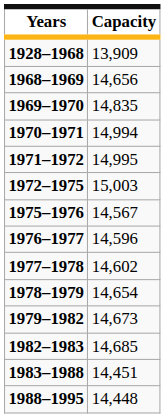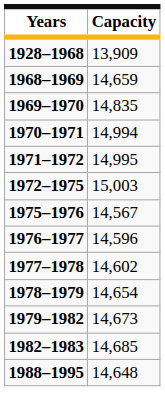(115, 79) 14,656 -> (115, 79) 14,659
- row: (46, 372)
(115, 399) 14,448 -> (115, 372) 14,648
